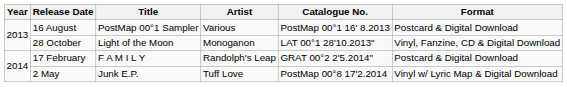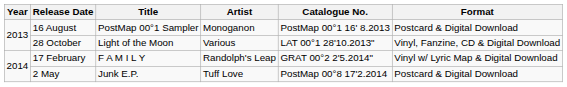(219, 27) Various -> (229, 27) Monoganon
(229, 43) Monoganon -> (219, 43) Various
(456, 58) Postcard & Digital Download -> (476, 58) Vinyl w/ Lyric Map & Digital Download
(476, 74) Vinyl w/ Lyric Map & Digital Download -> (456, 74) Postcard & Digital Download
